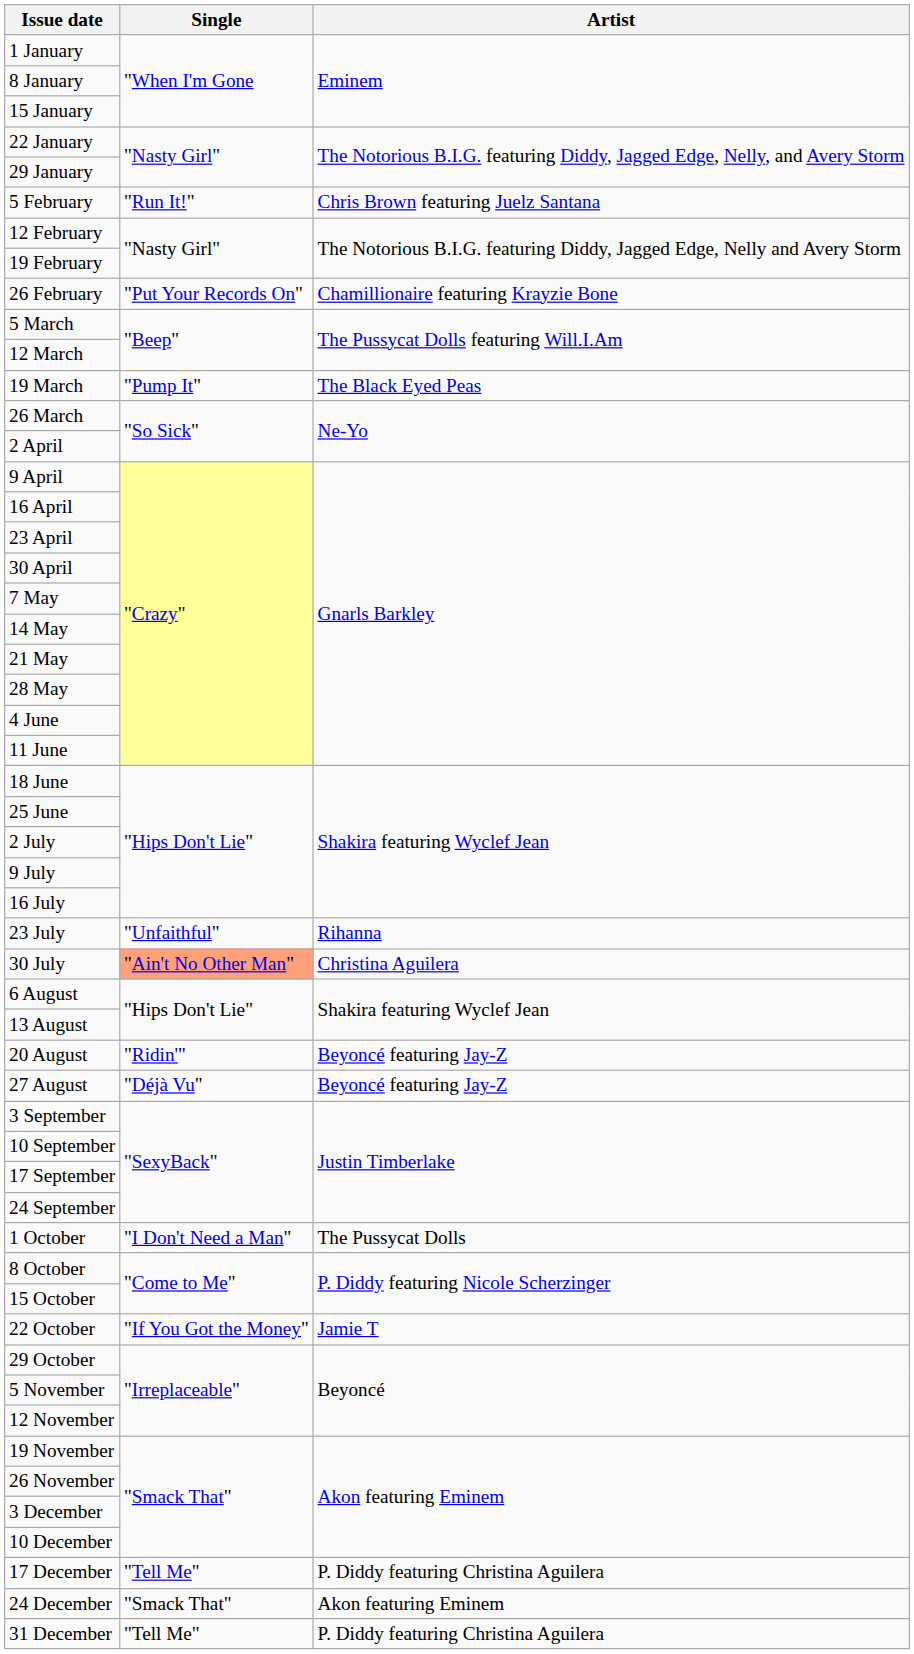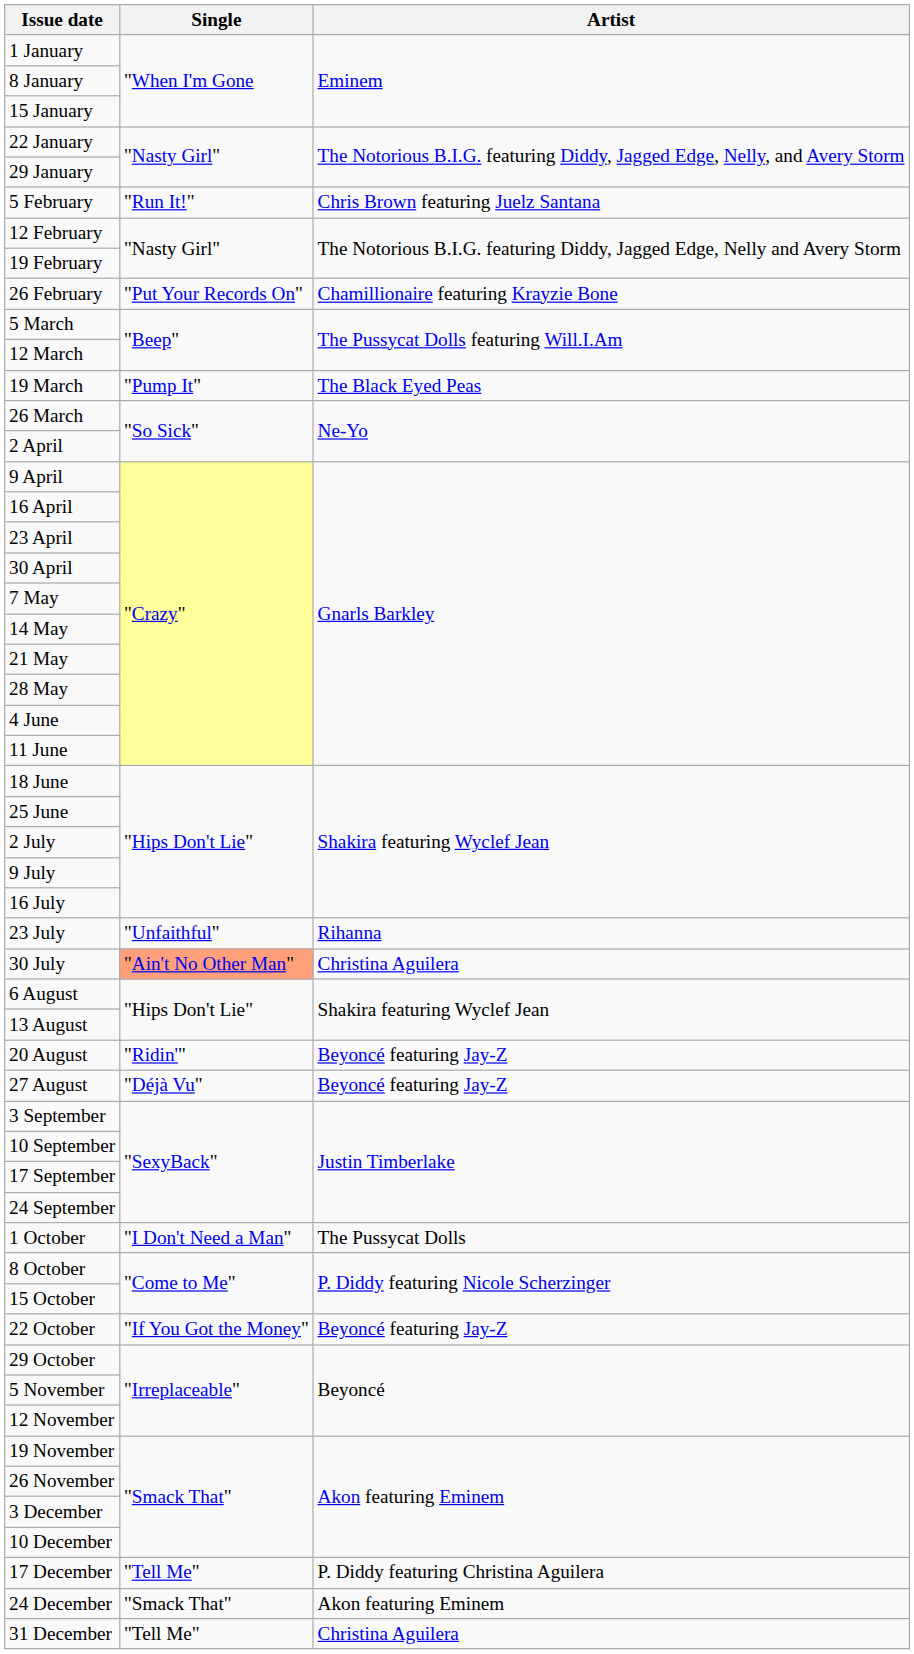(348, 1329) Jamie T -> (412, 1329) Beyoncé featuring Jay-Z
(461, 1633) P. Diddy featuring Christina Aguilera -> (388, 1633) Christina Aguilera
